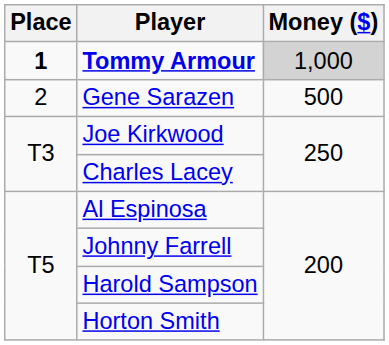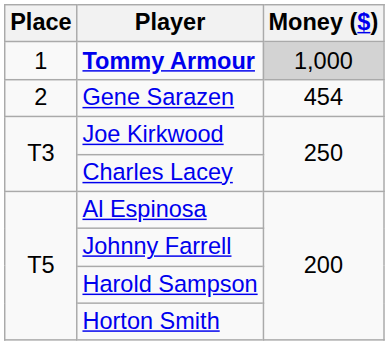(41, 60) bold -> (41, 60) normal
(323, 97) 500 -> (323, 97) 454
